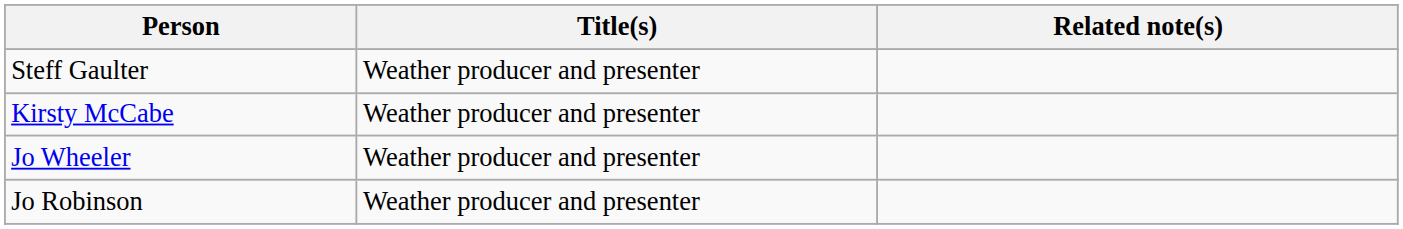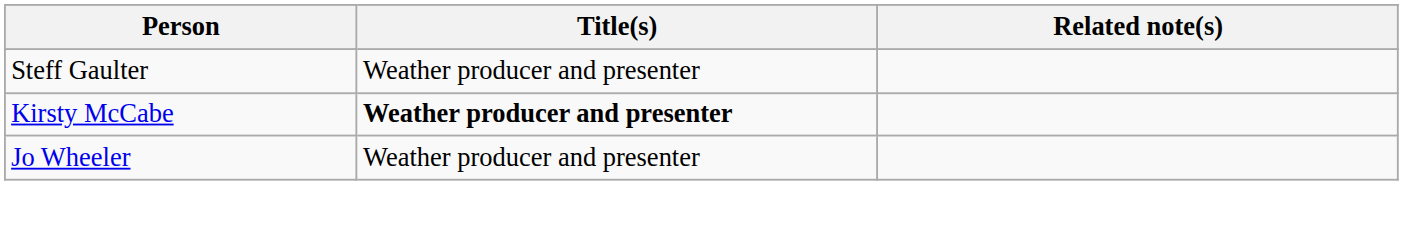(531, 114) normal -> (548, 114) bold
- row: (77, 201)
